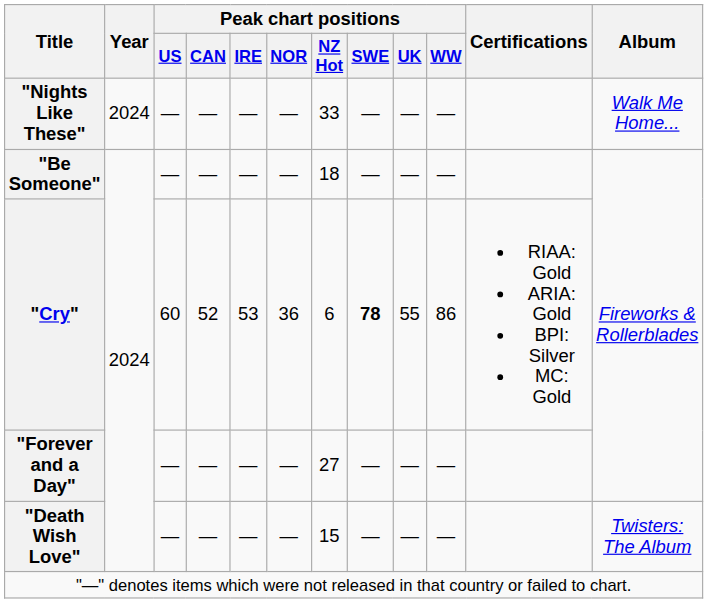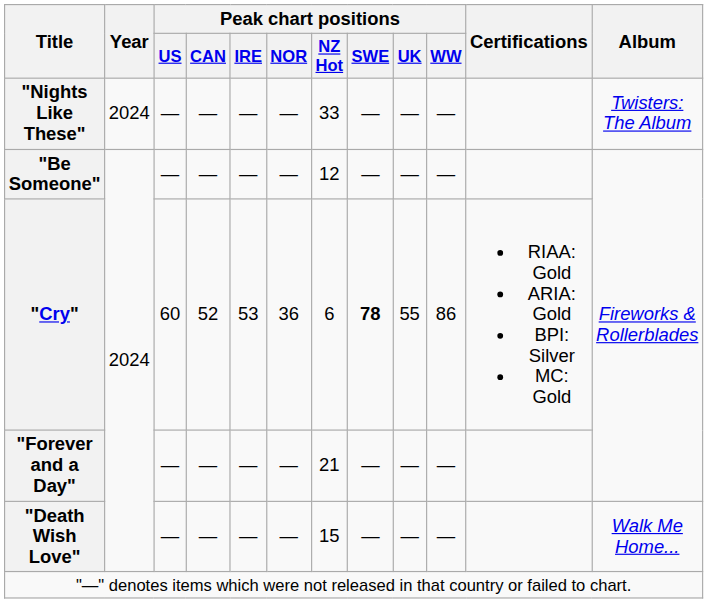(647, 113) Walk Me Home... -> (647, 113) Twisters: The Album
(329, 173) 18 -> (329, 173) 12
(329, 465) 27 -> (329, 465) 21
(647, 536) Twisters: The Album -> (647, 536) Walk Me Home...
